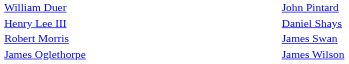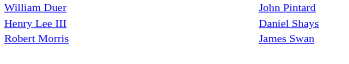- row: (45, 54)
